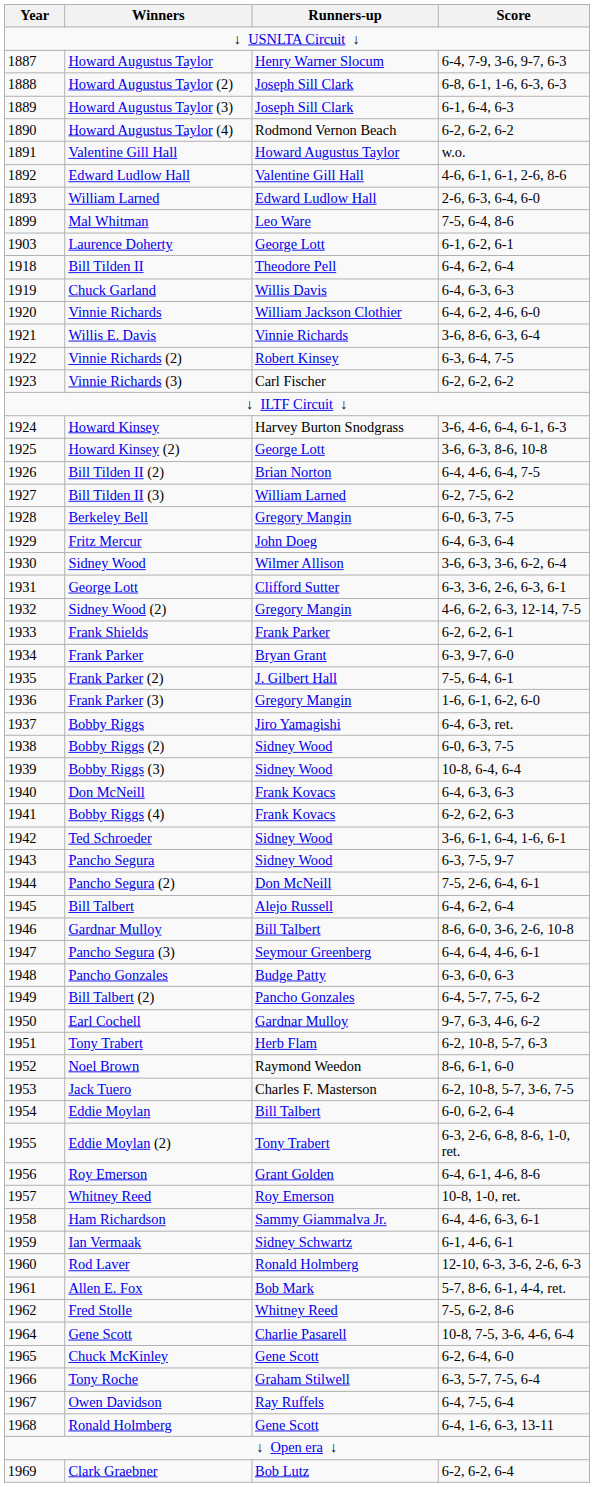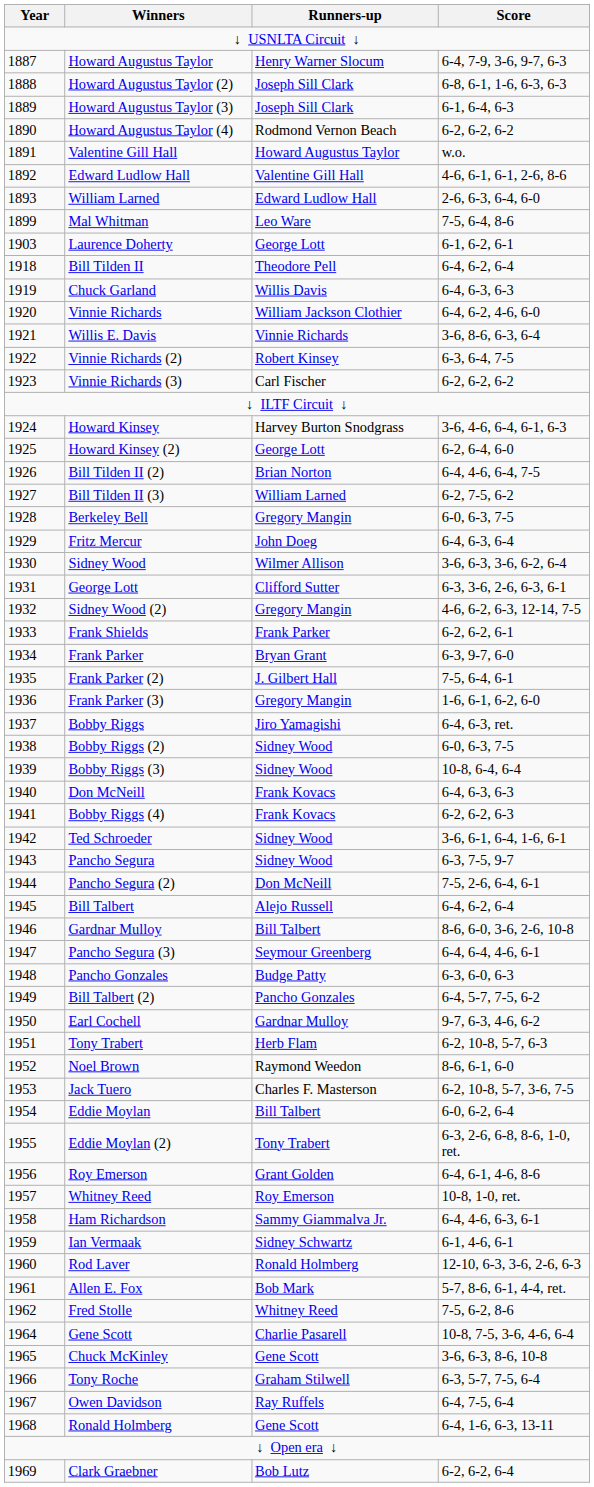(494, 449) 3-6, 6-3, 8-6, 10-8 -> (478, 449) 6-2, 6-4, 6-0
(478, 1356) 6-2, 6-4, 6-0 -> (494, 1356) 3-6, 6-3, 8-6, 10-8
